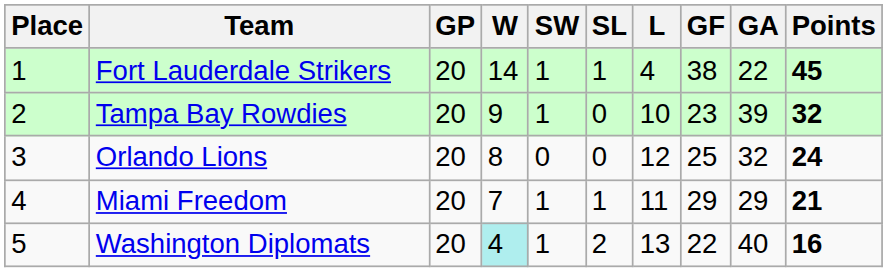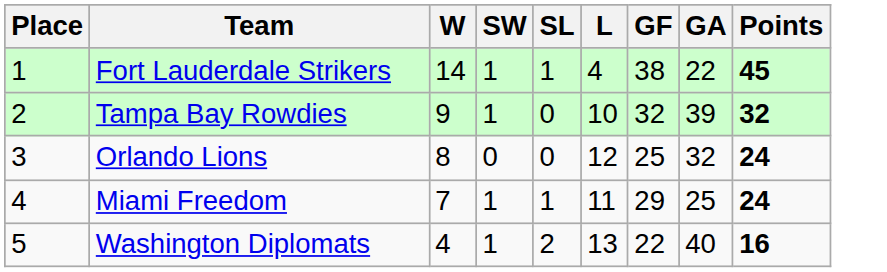- column: (455, 26)
(702, 113) 23 -> (650, 113) 32
(753, 200) 29 -> (701, 200) 25
(807, 200) 21 -> (755, 200) 24
(495, 244) paleturquoise background -> (443, 244) no background
